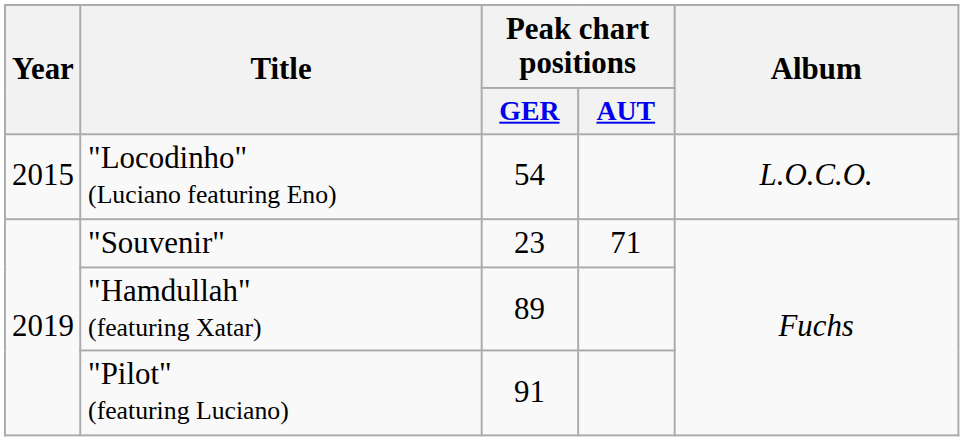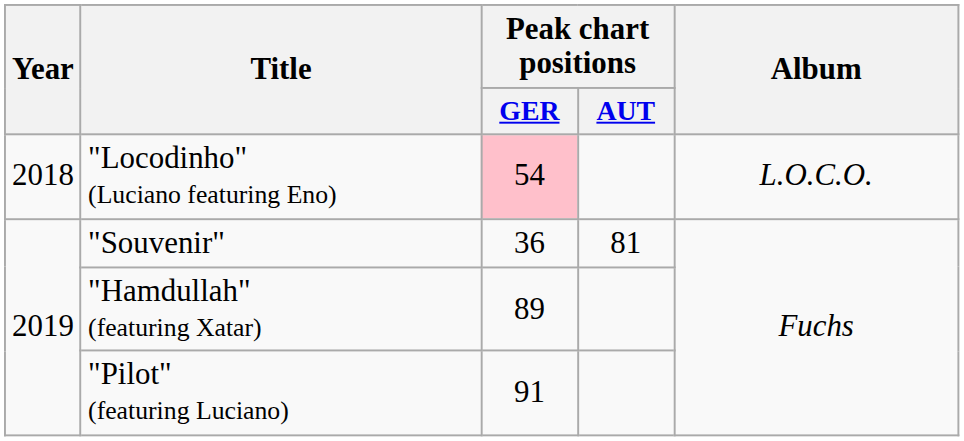(43, 175) 2015 -> (43, 175) 2018
(529, 175) no background -> (529, 175) pink background
(529, 242) 23 -> (529, 242) 36
(626, 242) 71 -> (626, 242) 81
